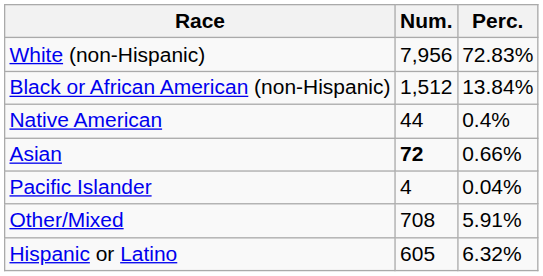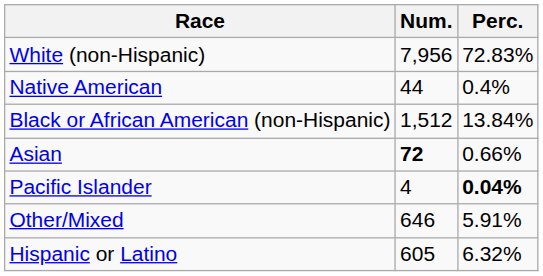rows swapped: (200, 87) <-> (86, 120)
(492, 187) normal -> (492, 187) bold
(418, 220) 708 -> (418, 220) 646
